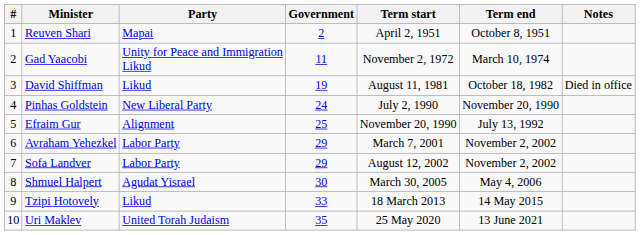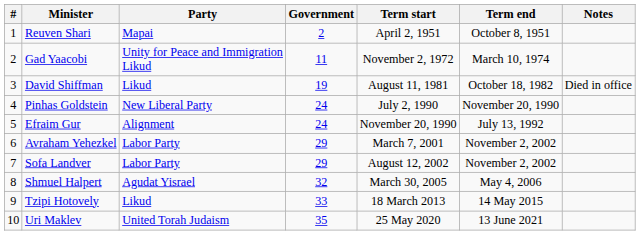(321, 124) 25 -> (321, 124) 24
(321, 182) 30 -> (321, 182) 32
